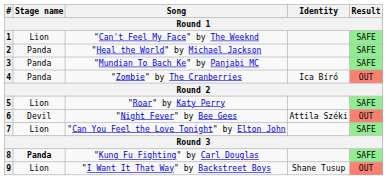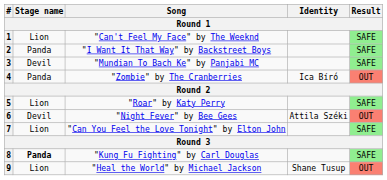(176, 50) "Heal the World" by Michael Jackson -> (176, 50) "I Want It That Way" by Backstreet Boys
(39, 63) Panda -> (39, 63) Devil
(176, 169) "I Want It That Way" by Backstreet Boys -> (176, 169) "Heal the World" by Michael Jackson
